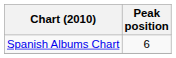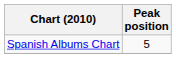(147, 44) 6 -> (147, 44) 5
